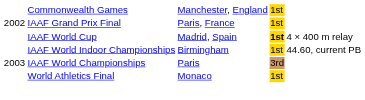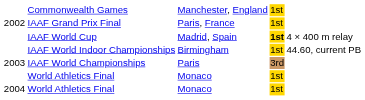+ row: (14, 89)
